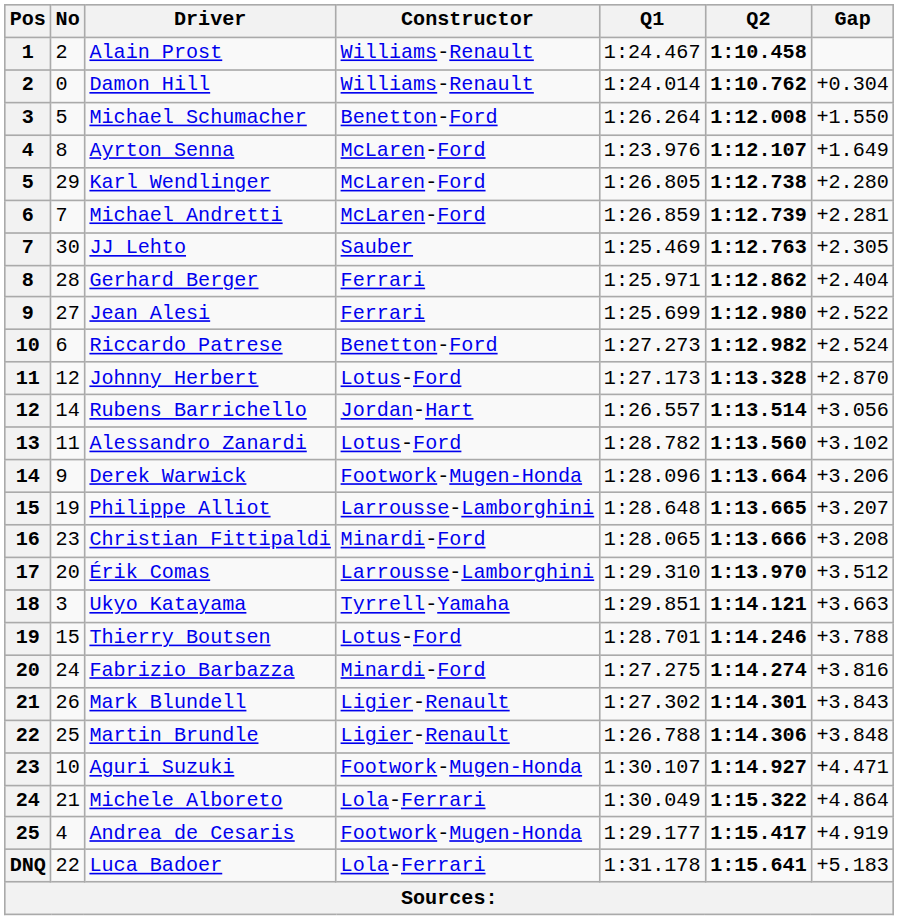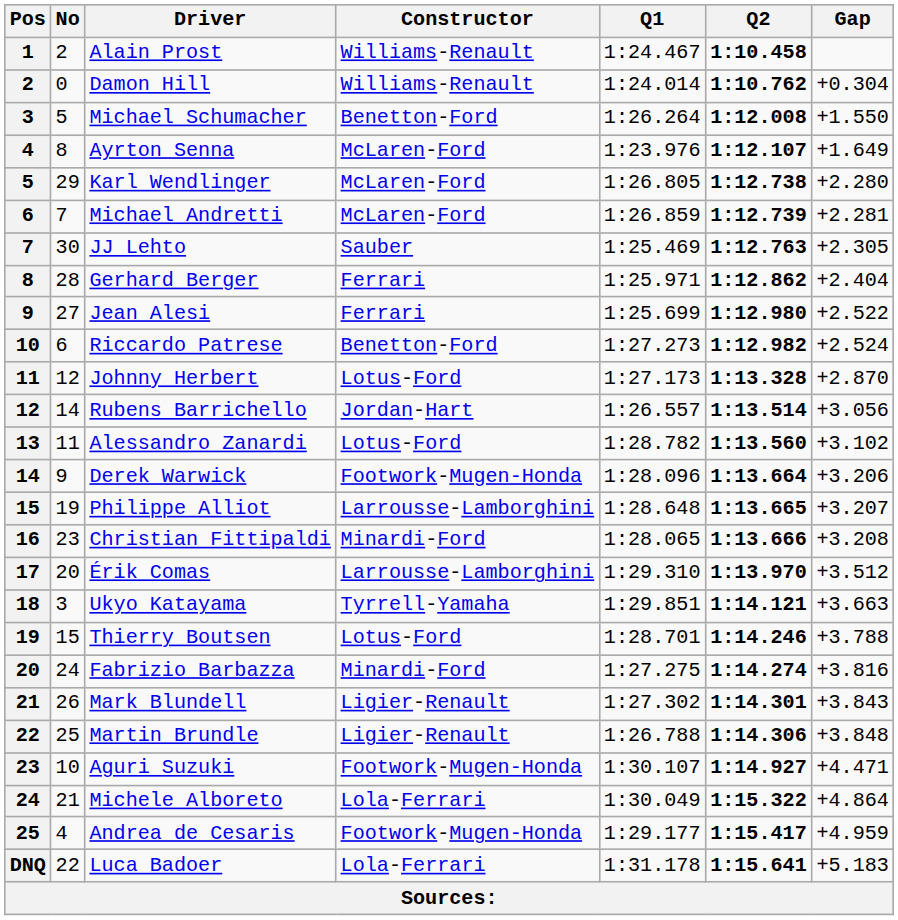(853, 834) +4.919 -> (853, 834) +4.959
